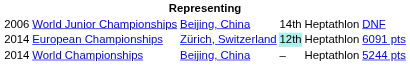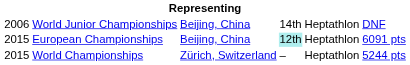(17, 39) 2014 -> (17, 39) 2015
(228, 39) Zürich, Switzerland -> (215, 39) Beijing, China
(17, 55) 2014 -> (17, 55) 2015
(215, 55) Beijing, China -> (228, 55) Zürich, Switzerland
